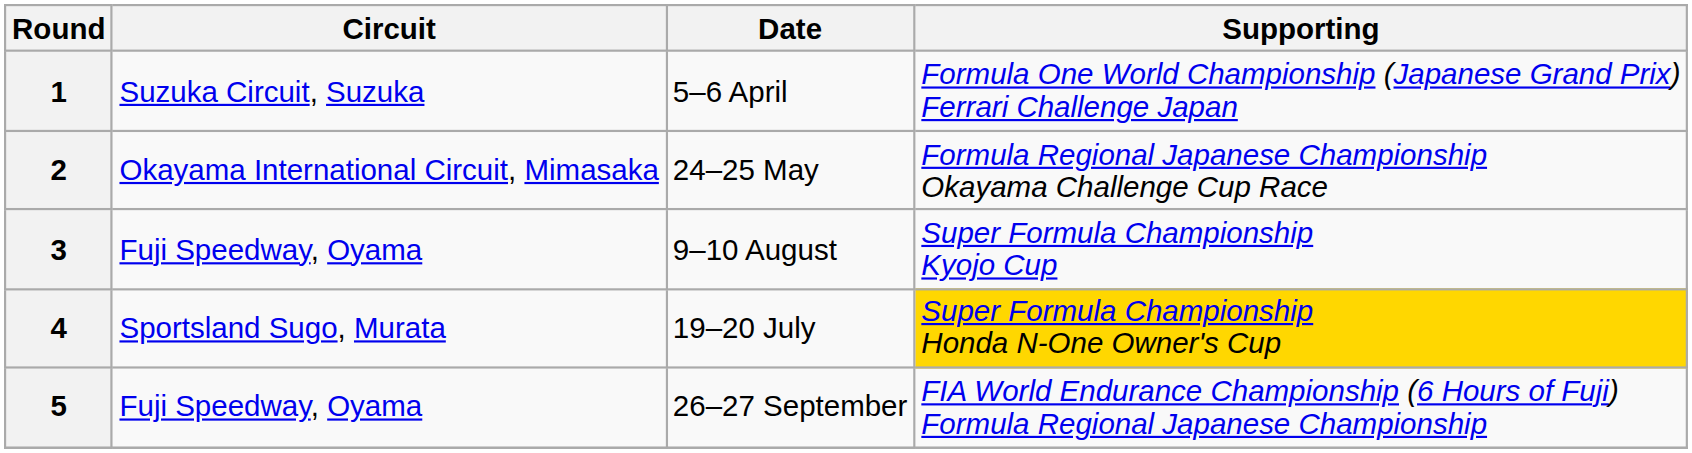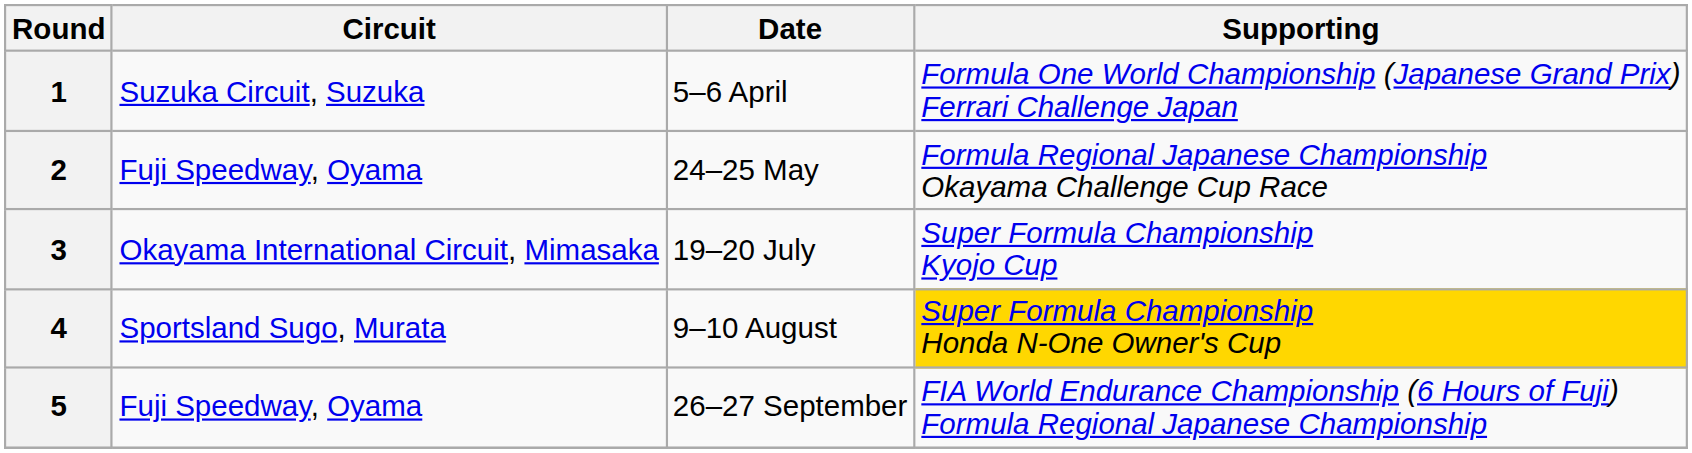(389, 170) Okayama International Circuit, Mimasaka -> (271, 170) Fuji Speedway, Oyama
(271, 249) Fuji Speedway, Oyama -> (389, 249) Okayama International Circuit, Mimasaka
(755, 249) 9–10 August -> (744, 249) 19–20 July
(744, 328) 19–20 July -> (755, 328) 9–10 August
